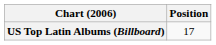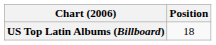(189, 31) 17 -> (189, 31) 18
